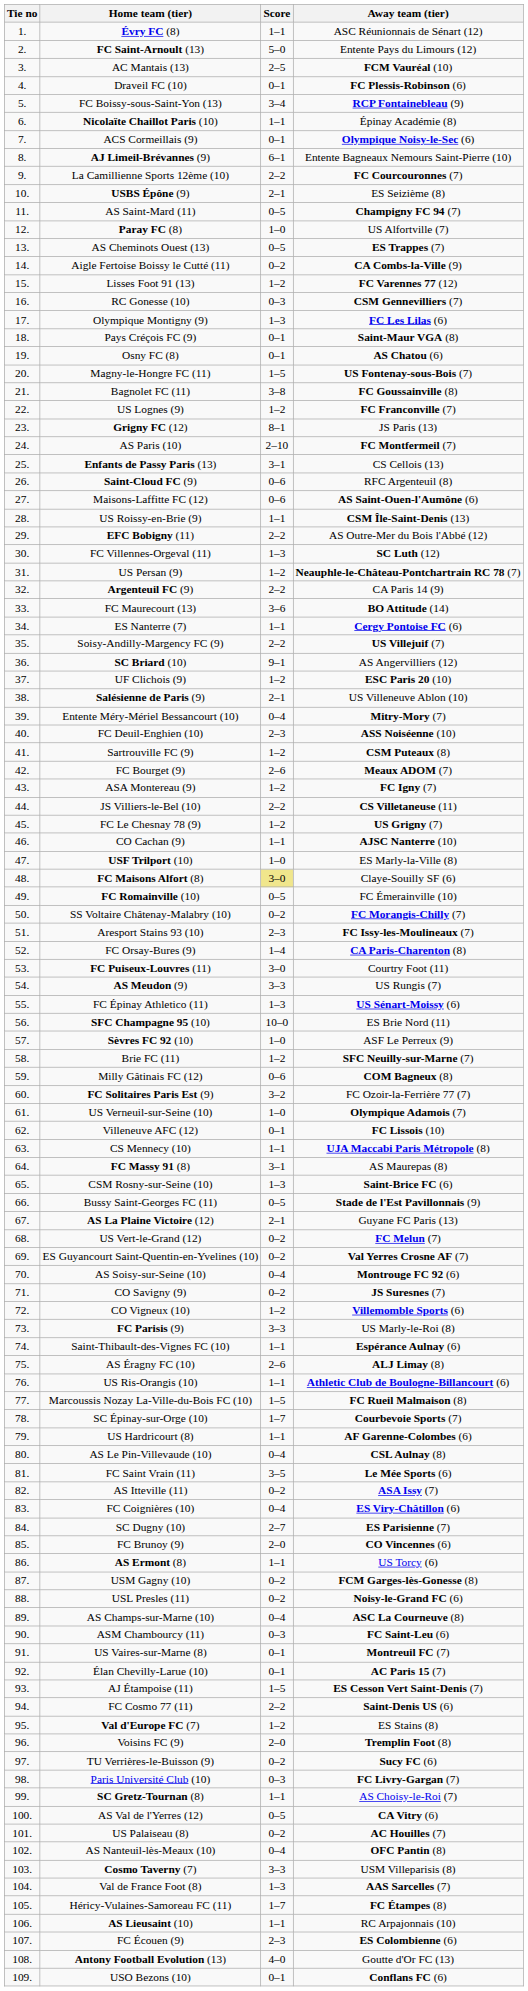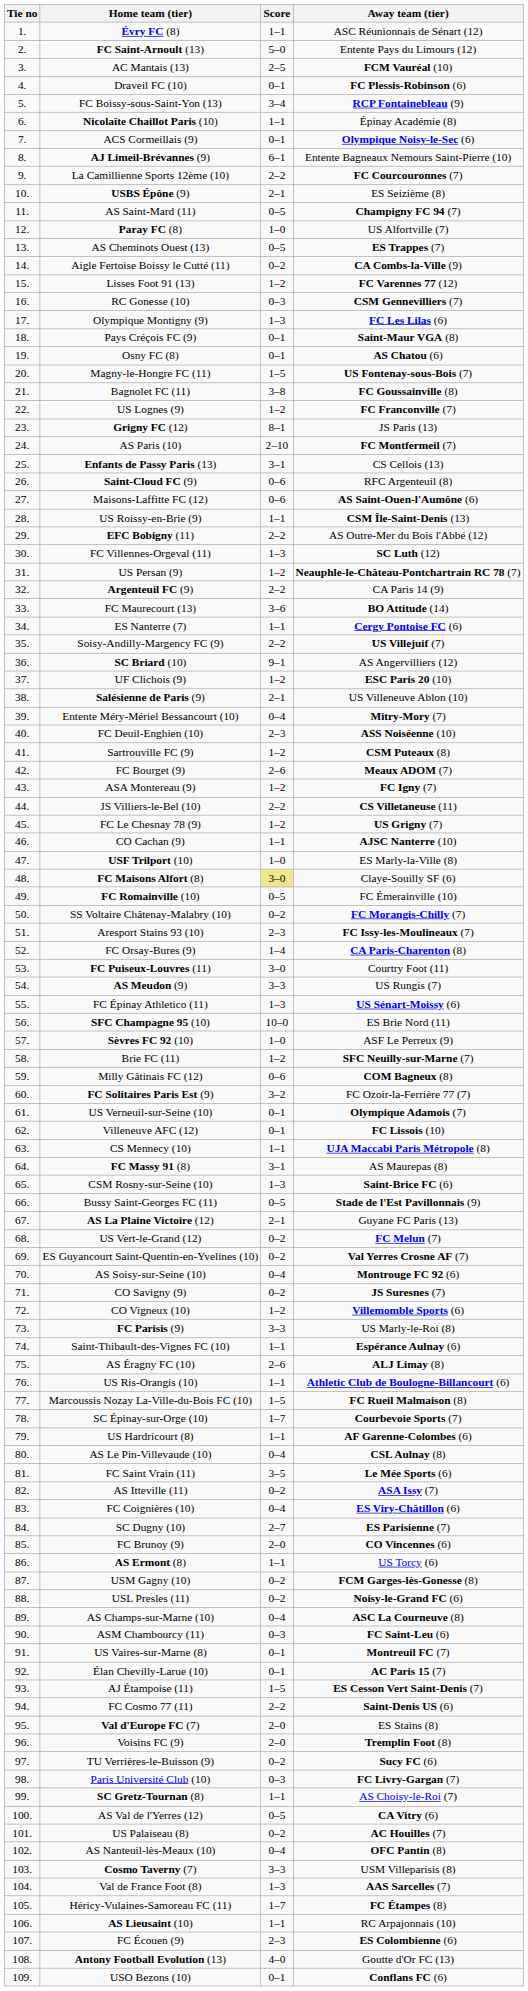(277, 1112) 1–0 -> (277, 1112) 0–1
(277, 1725) 1–2 -> (277, 1725) 2–0
